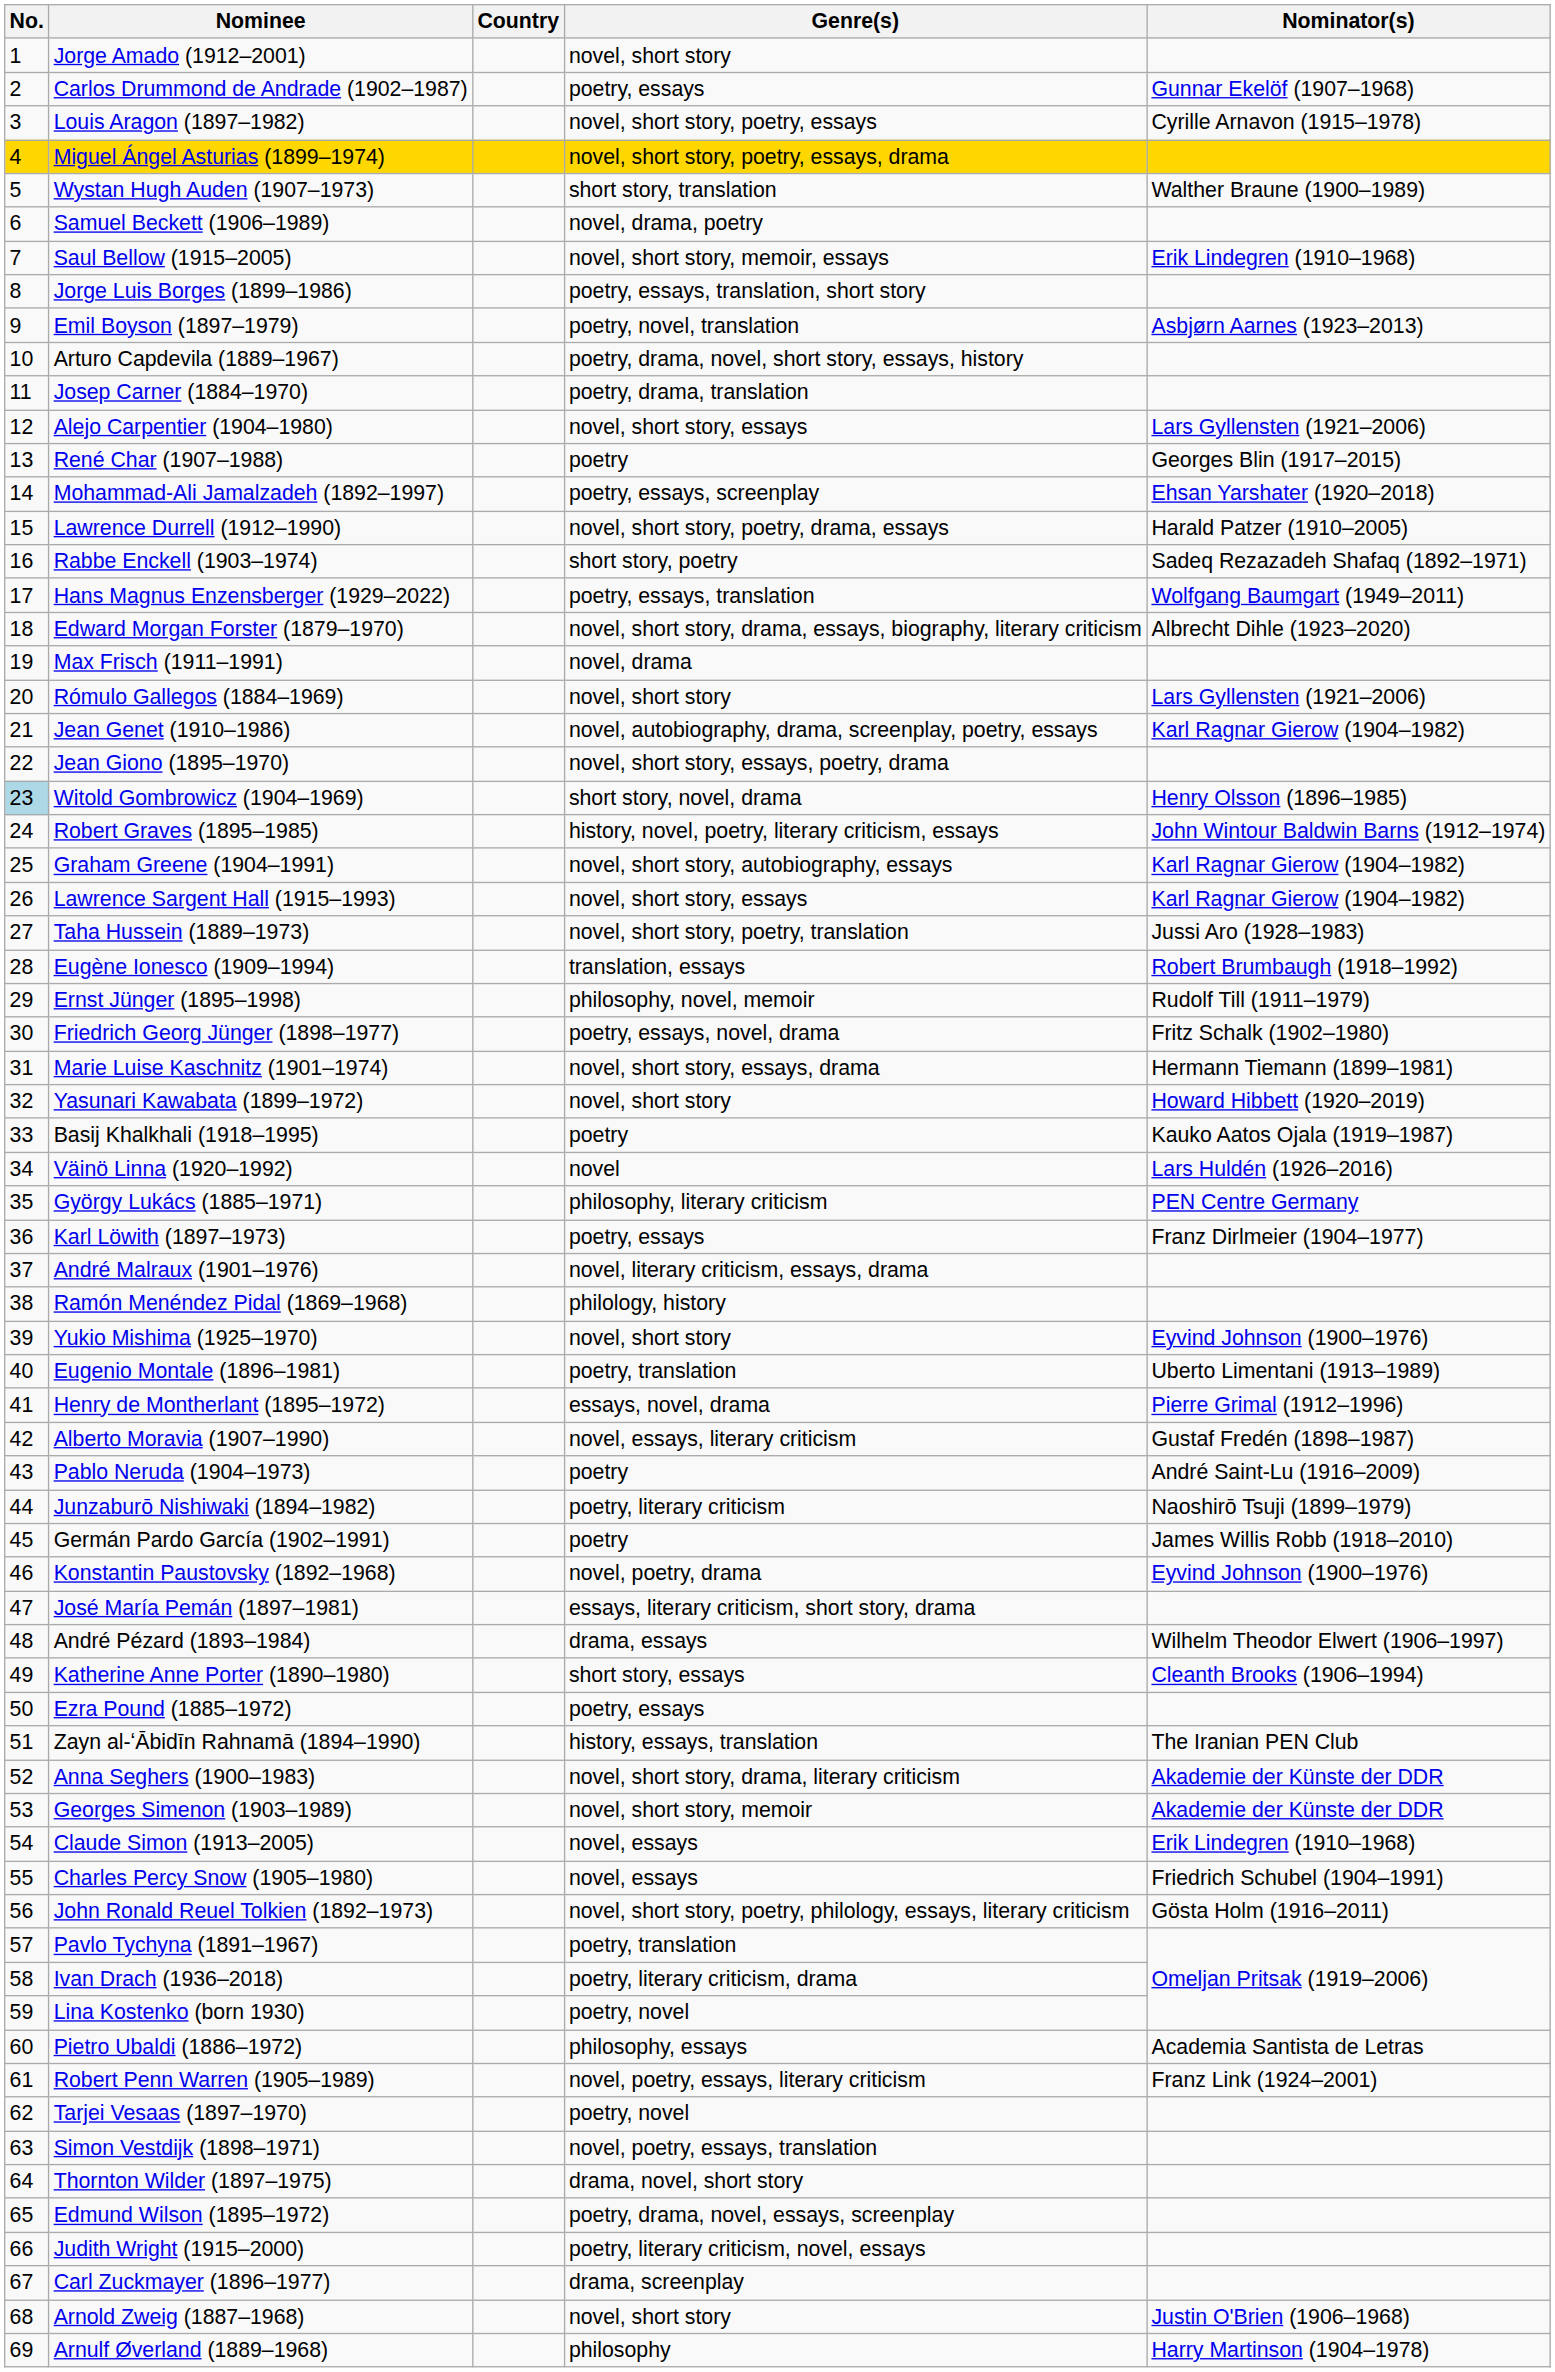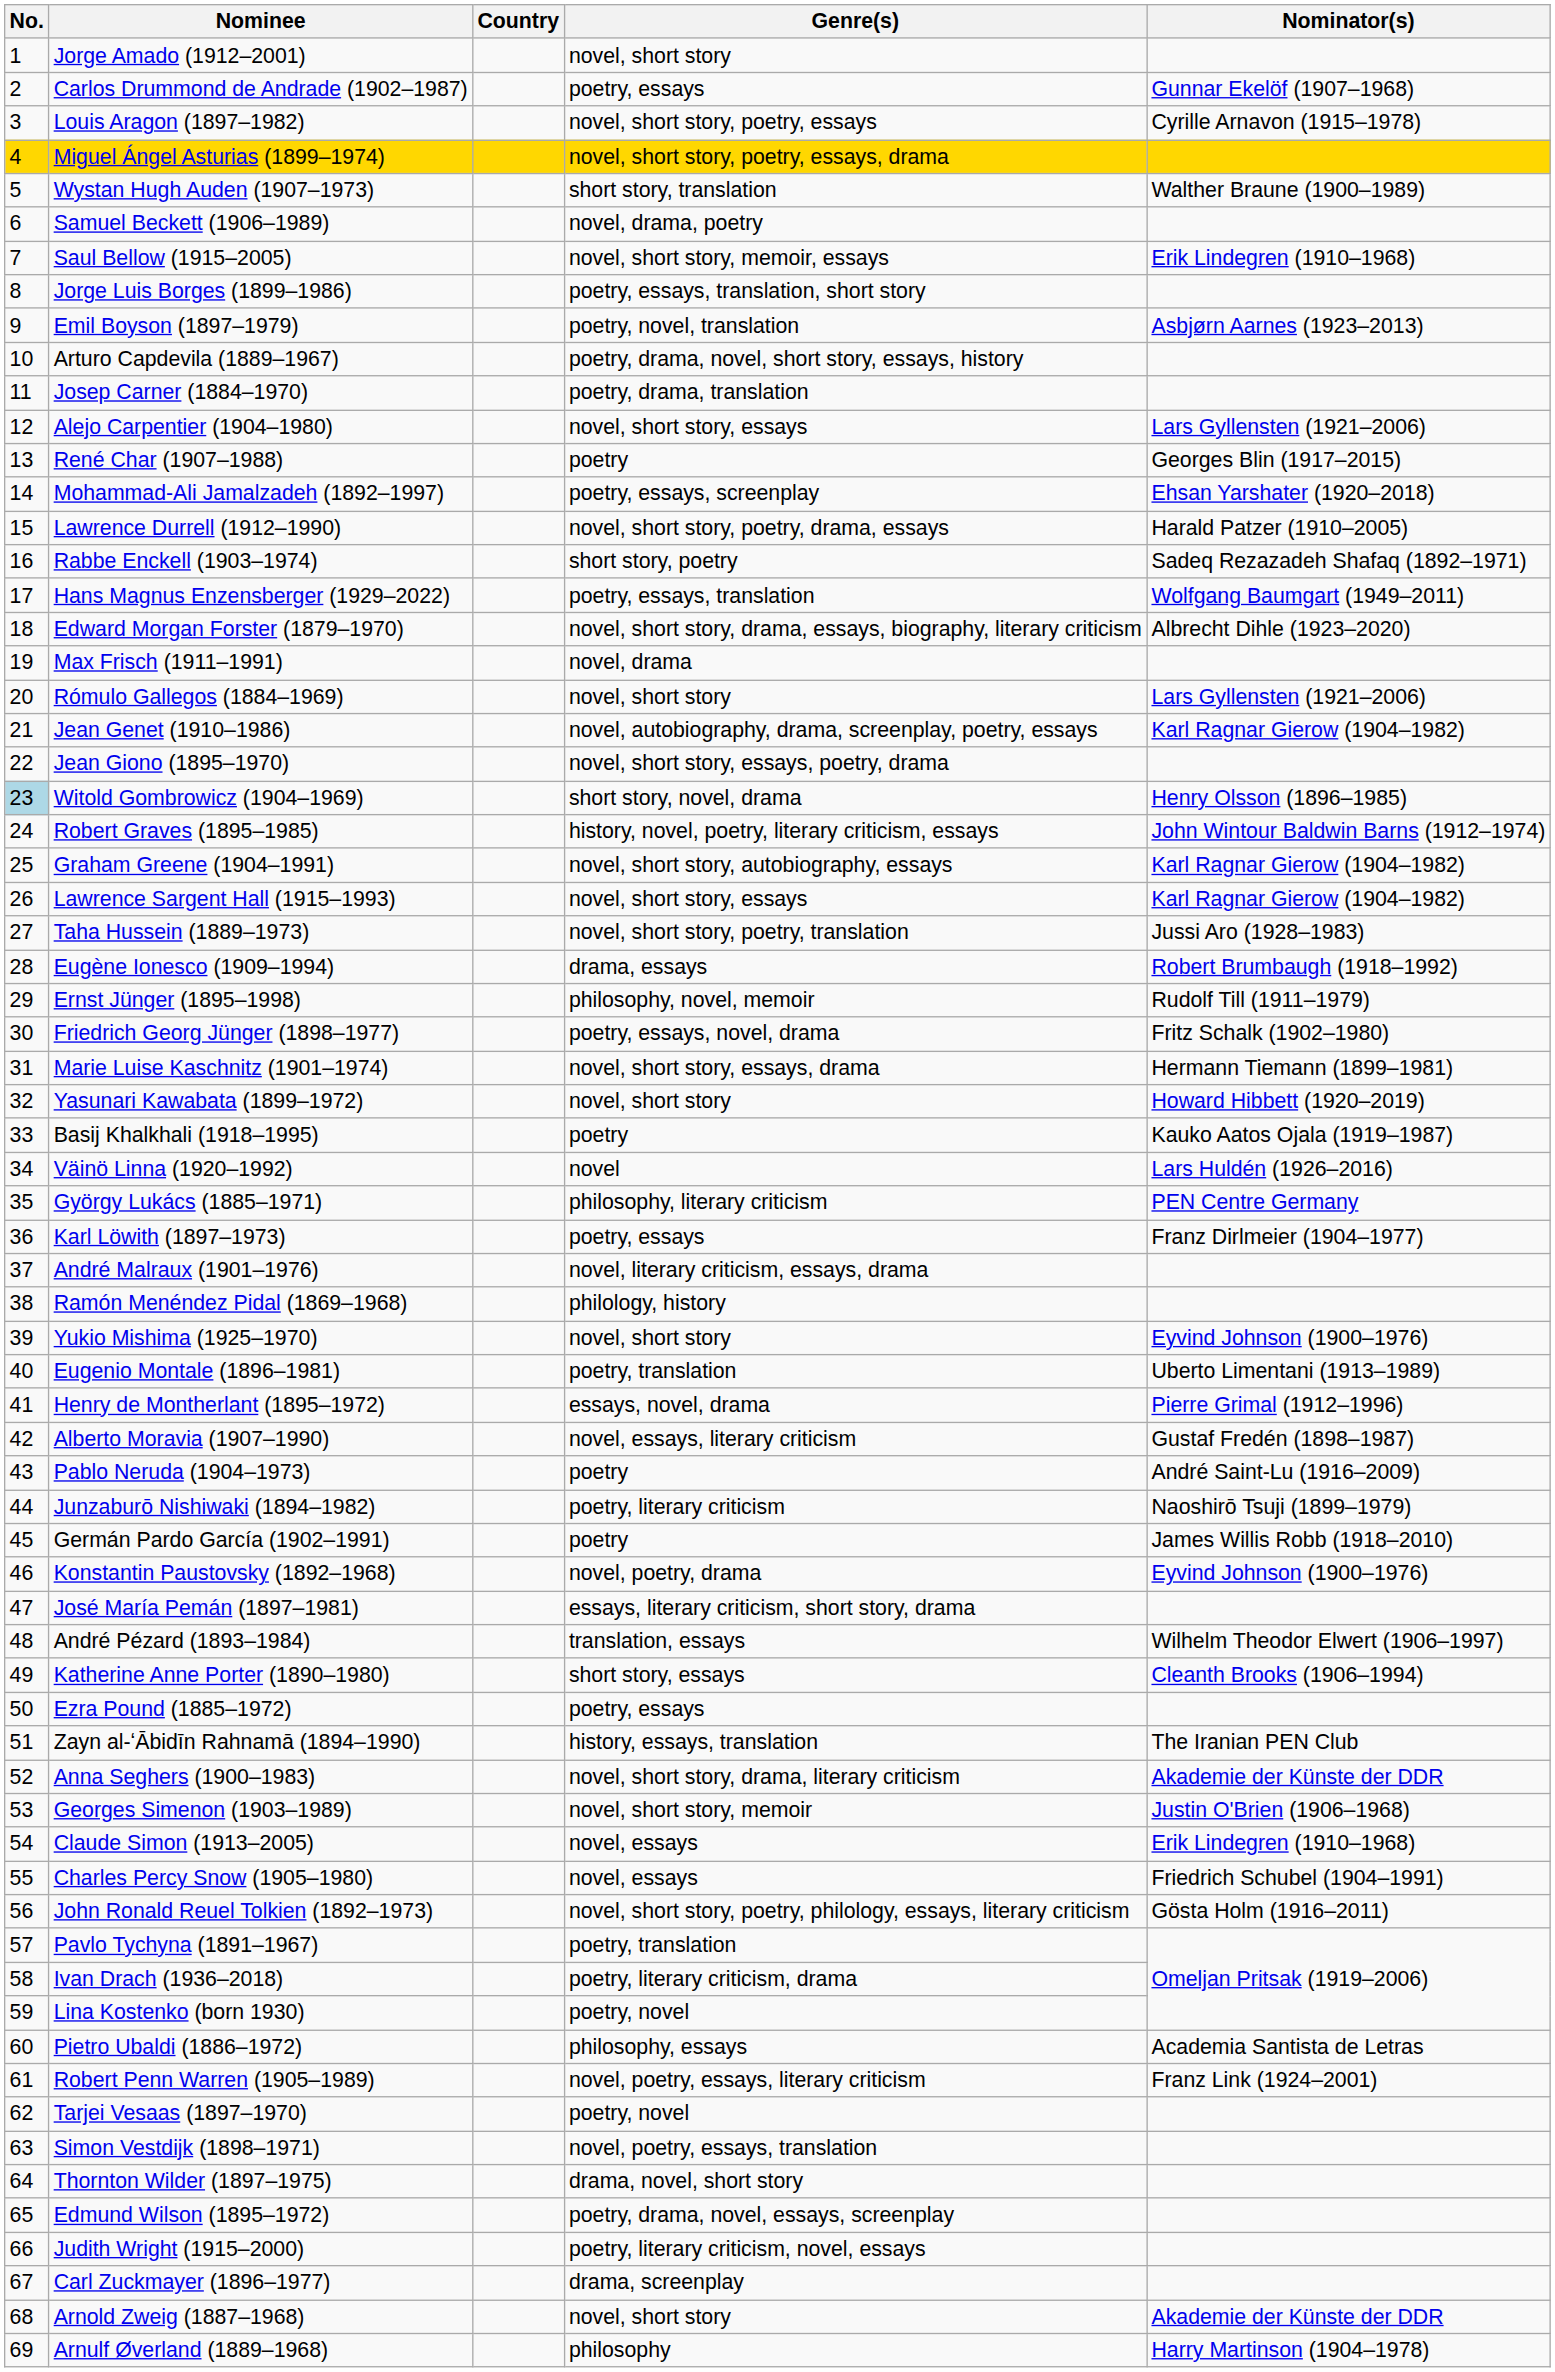(657, 966) translation, essays -> (638, 966) drama, essays
(638, 1641) drama, essays -> (657, 1641) translation, essays
(1298, 1810) Akademie der Künste der DDR -> (1281, 1810) Justin O'Brien (1906–1968)
(1281, 2316) Justin O'Brien (1906–1968) -> (1298, 2316) Akademie der Künste der DDR
